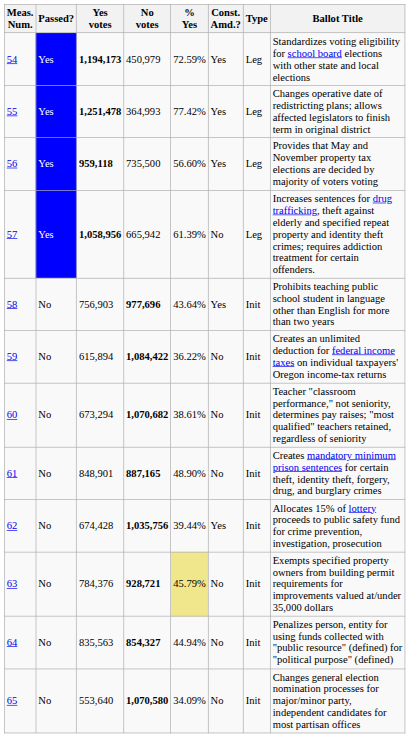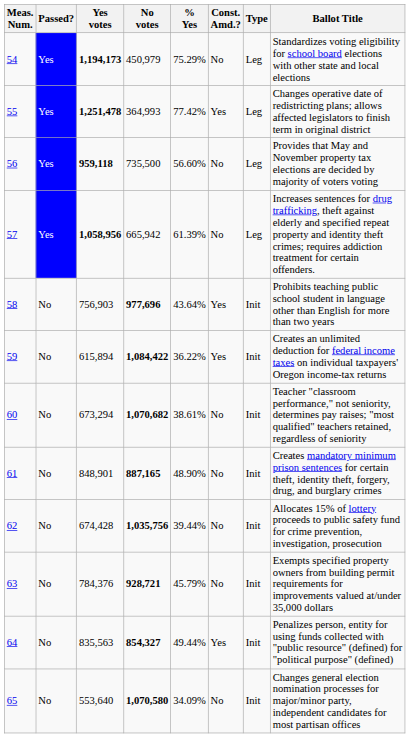(189, 59) 72.59% -> (189, 59) 75.29%
(218, 59) Yes -> (217, 59) No
(218, 164) Yes -> (217, 164) No
(217, 356) No -> (218, 356) Yes
(218, 525) Yes -> (217, 525) No
(189, 584) khaki background -> (189, 584) no background
(189, 642) 44.94% -> (189, 642) 49.44%
(217, 642) No -> (218, 642) Yes
